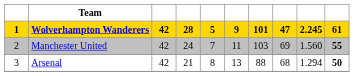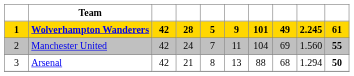(285, 29) 47 -> (285, 29) 49
(261, 46) 103 -> (261, 46) 104
